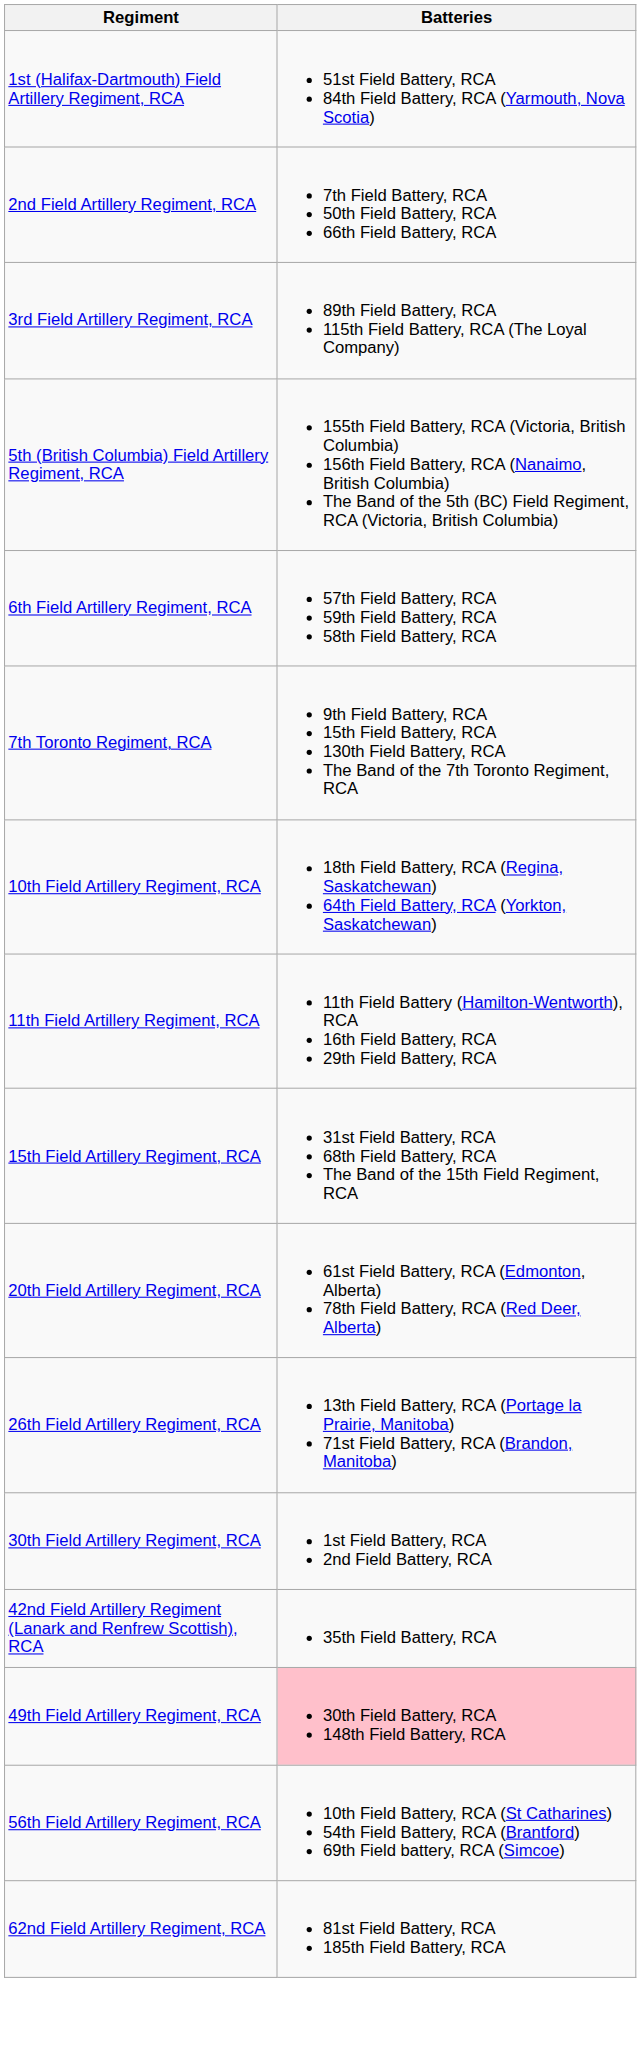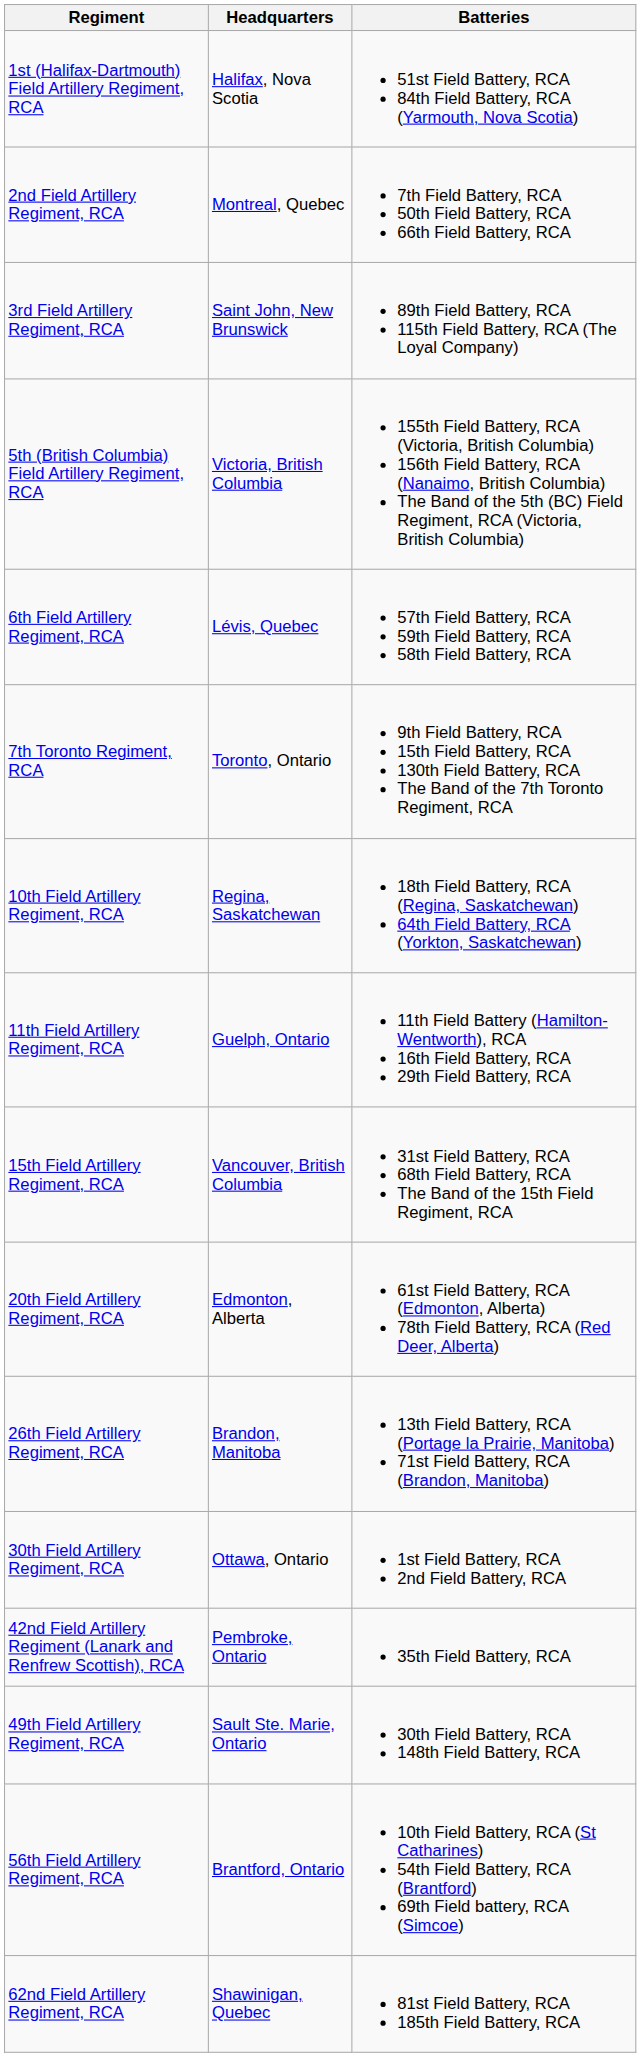+ column: (280, 17)
(457, 1726) pink background -> (494, 1744) no background
